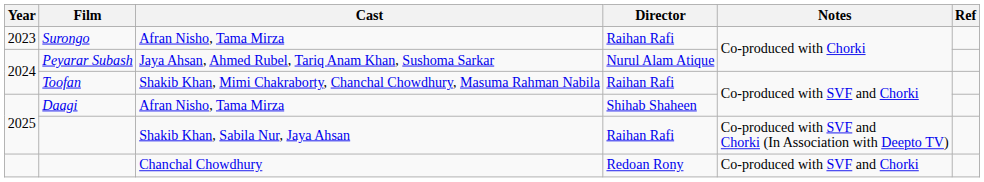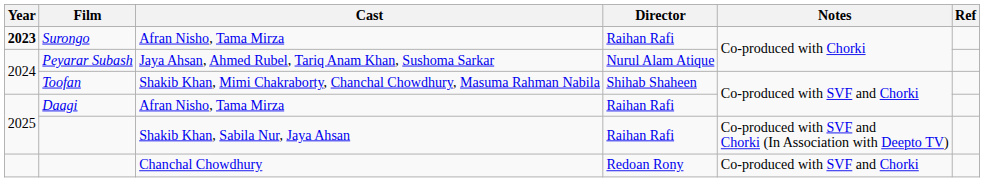(22, 37) normal -> (22, 37) bold
(640, 82) Raihan Rafi -> (652, 82) Shihab Shaheen
(652, 104) Shihab Shaheen -> (640, 104) Raihan Rafi
